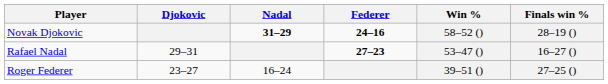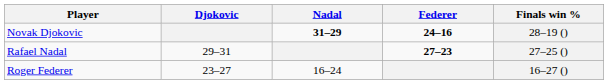- column: (464, 14)
(557, 51) 16–27 () -> (548, 51) 27–25 ()
(557, 70) 27–25 () -> (548, 70) 16–27 ()
